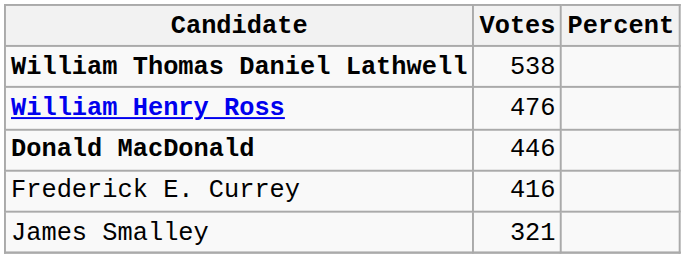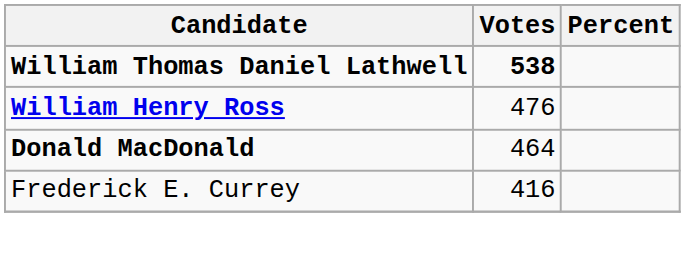(533, 67) normal -> (533, 67) bold
(533, 150) 446 -> (533, 150) 464
- row: (110, 232)
